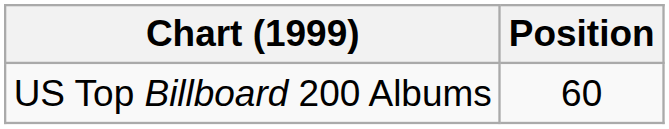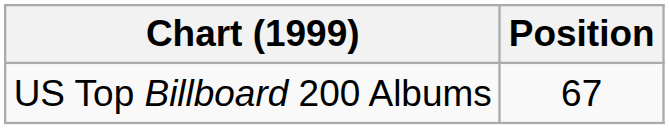(582, 92) 60 -> (582, 92) 67
